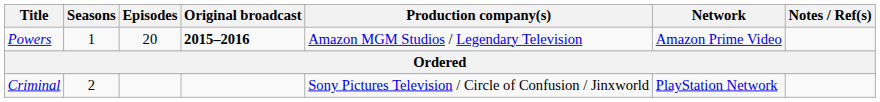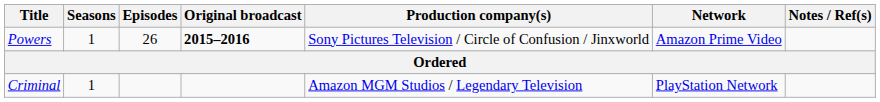(150, 39) 20 -> (150, 39) 26
(445, 39) Amazon MGM Studios / Legendary Television -> (479, 39) Sony Pictures Television / Circle of Confusion / Jinxworld
(91, 85) 2 -> (91, 85) 1
(479, 85) Sony Pictures Television / Circle of Confusion / Jinxworld -> (445, 85) Amazon MGM Studios / Legendary Television
